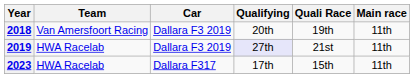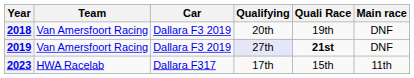(382, 31) 11th -> (382, 31) DNF
(70, 48) HWA Racelab -> (92, 48) Van Amersfoort Racing
(323, 48) normal -> (323, 48) bold
(382, 48) 11th -> (382, 48) DNF
